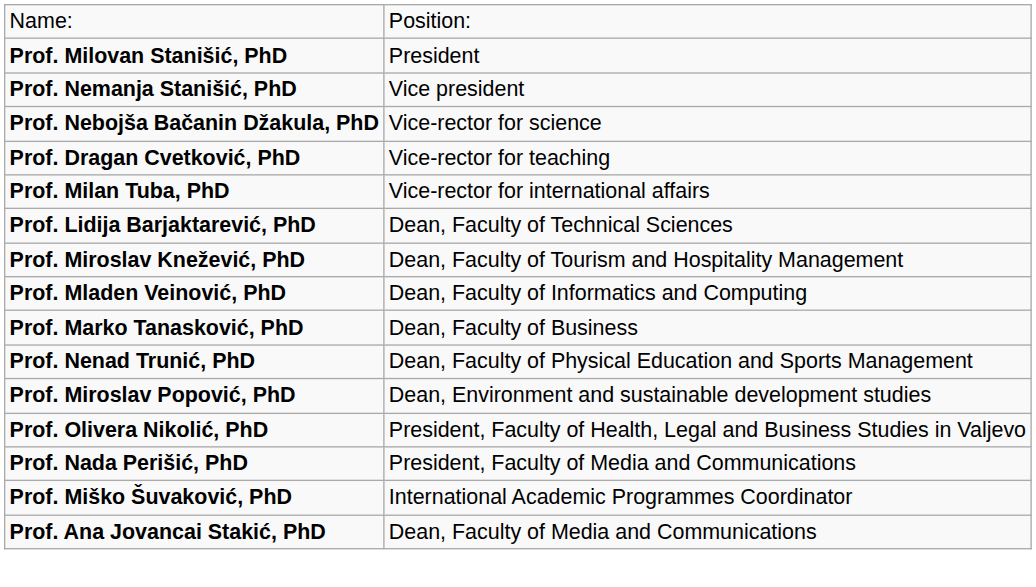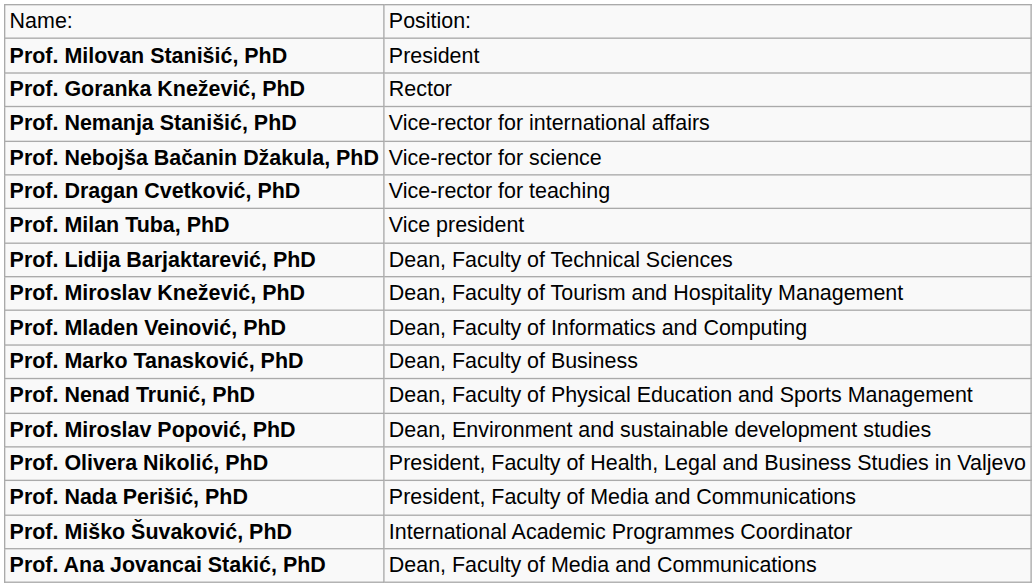+ row: (157, 89)
(457, 89) Vice president -> (549, 123) Vice-rector for international affairs
(549, 191) Vice-rector for international affairs -> (457, 225) Vice president
